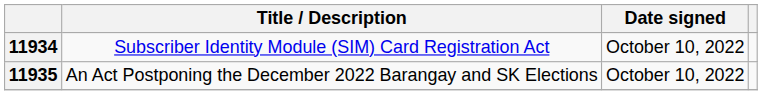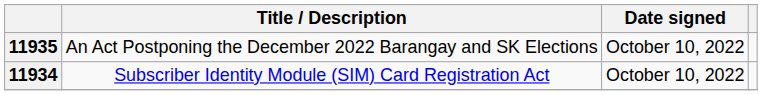rows swapped: (33, 47) <-> (33, 75)
